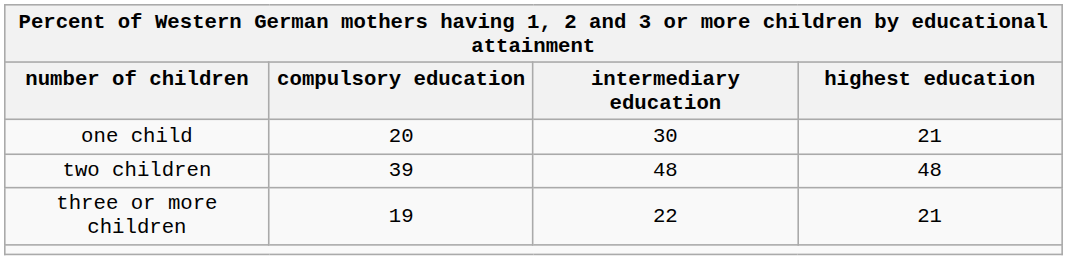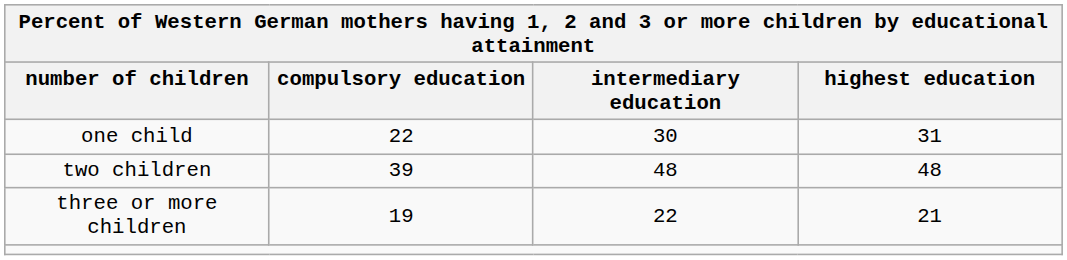(401, 137) 20 -> (401, 137) 22
(930, 137) 21 -> (930, 137) 31
